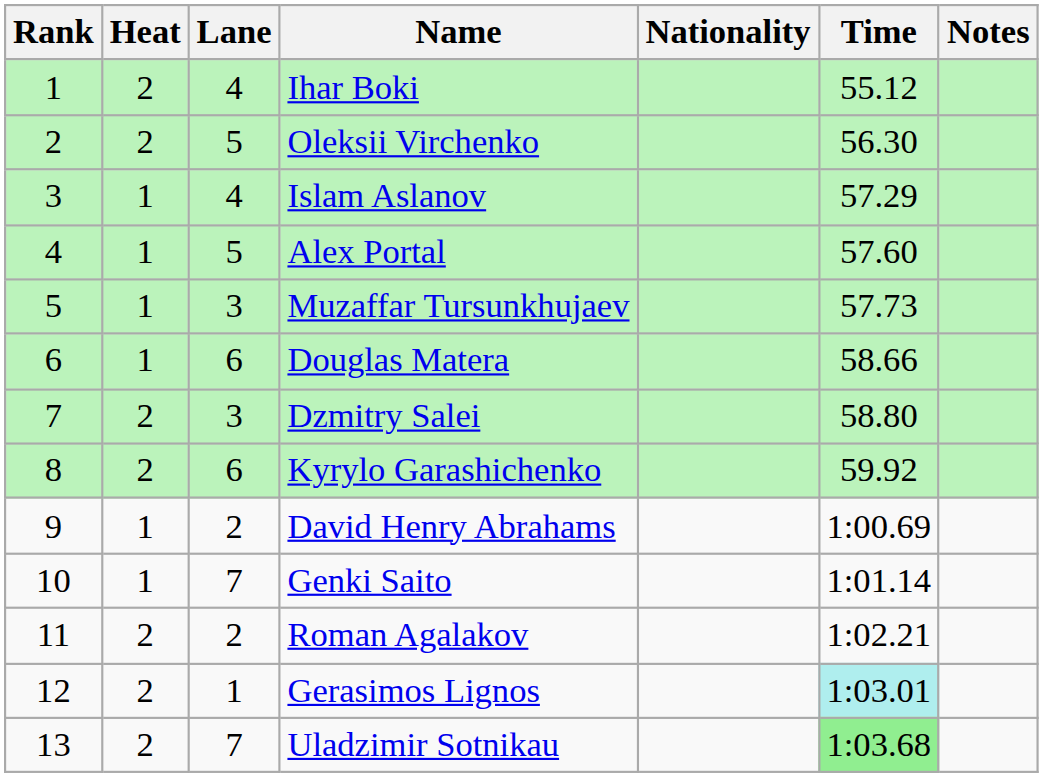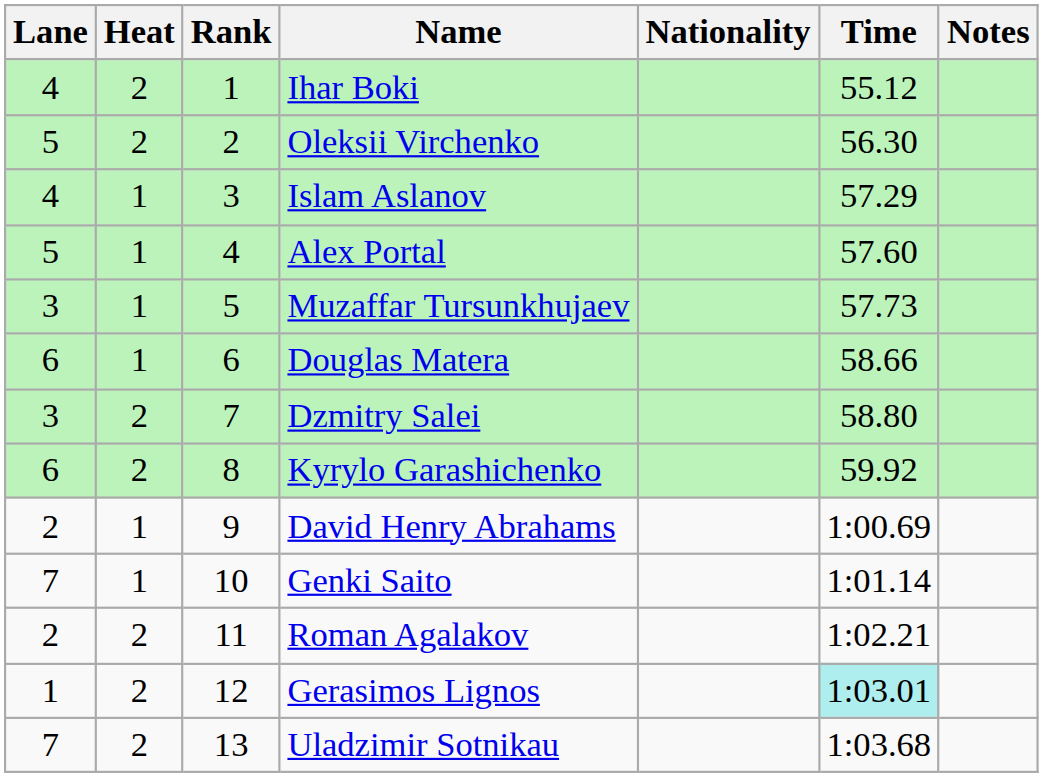columns swapped: (53, 31) <-> (234, 31)
(879, 744) lightgreen background -> (879, 744) no background
